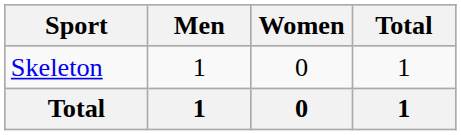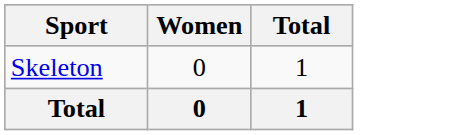- column: (199, 25)
